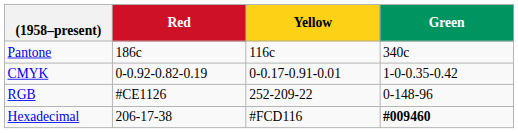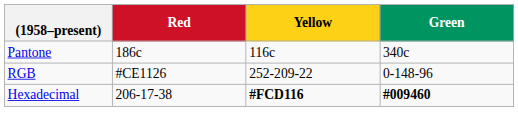- row: (28, 73)
(276, 116) normal -> (276, 95) bold
